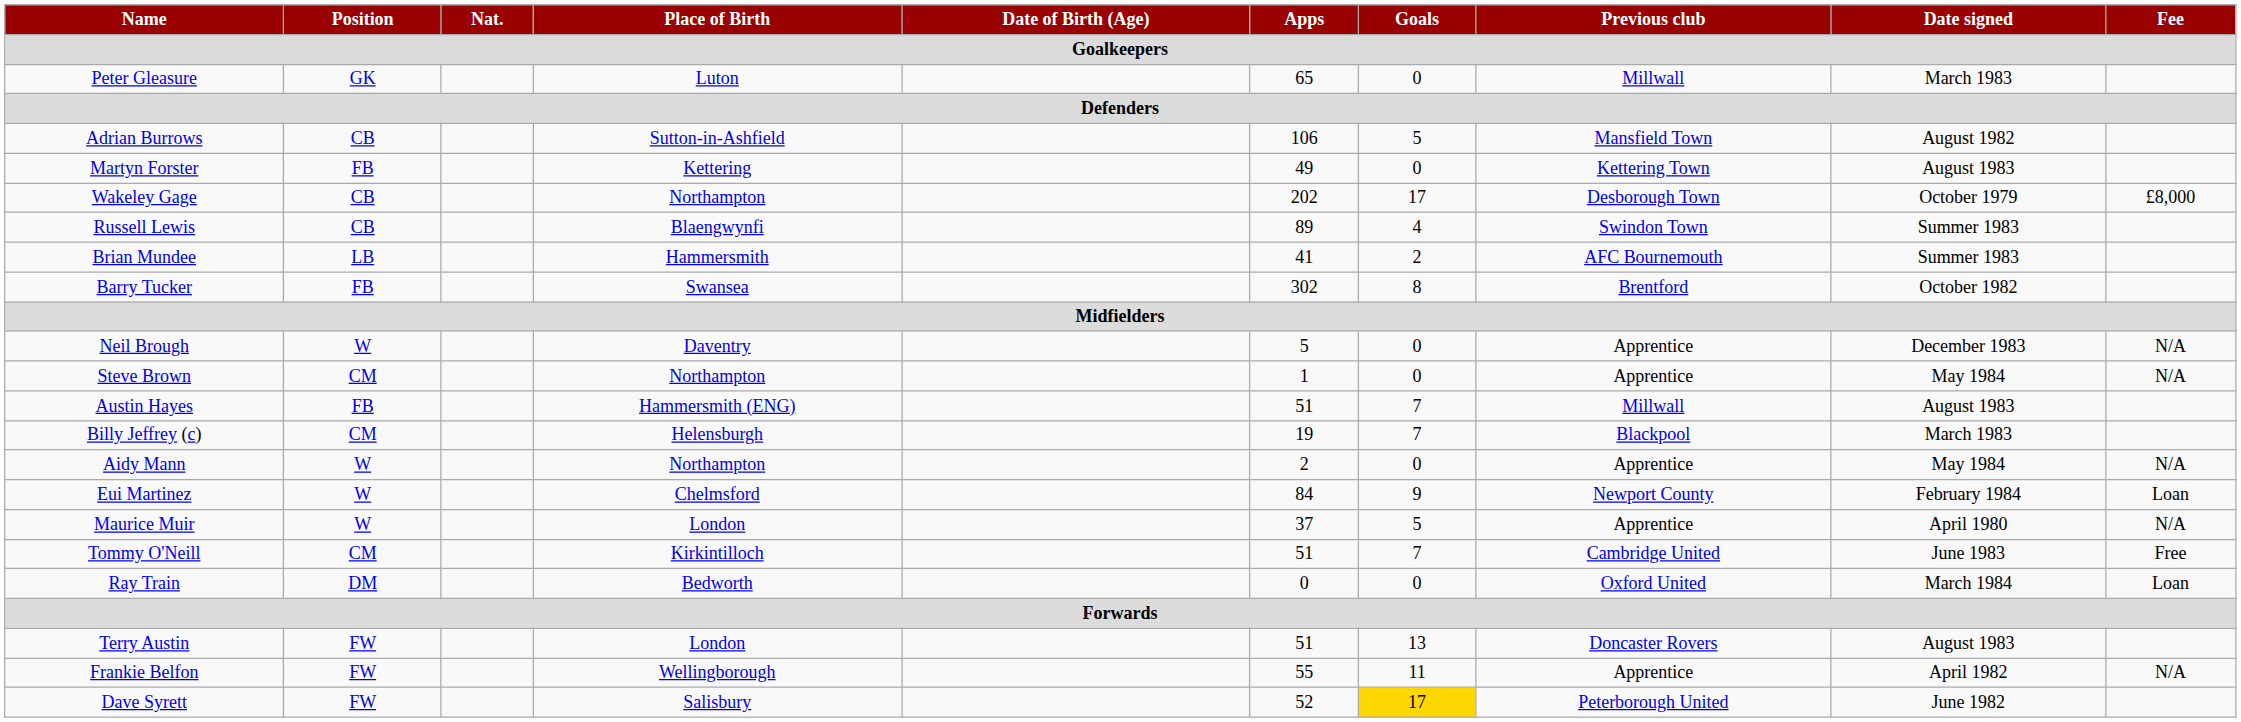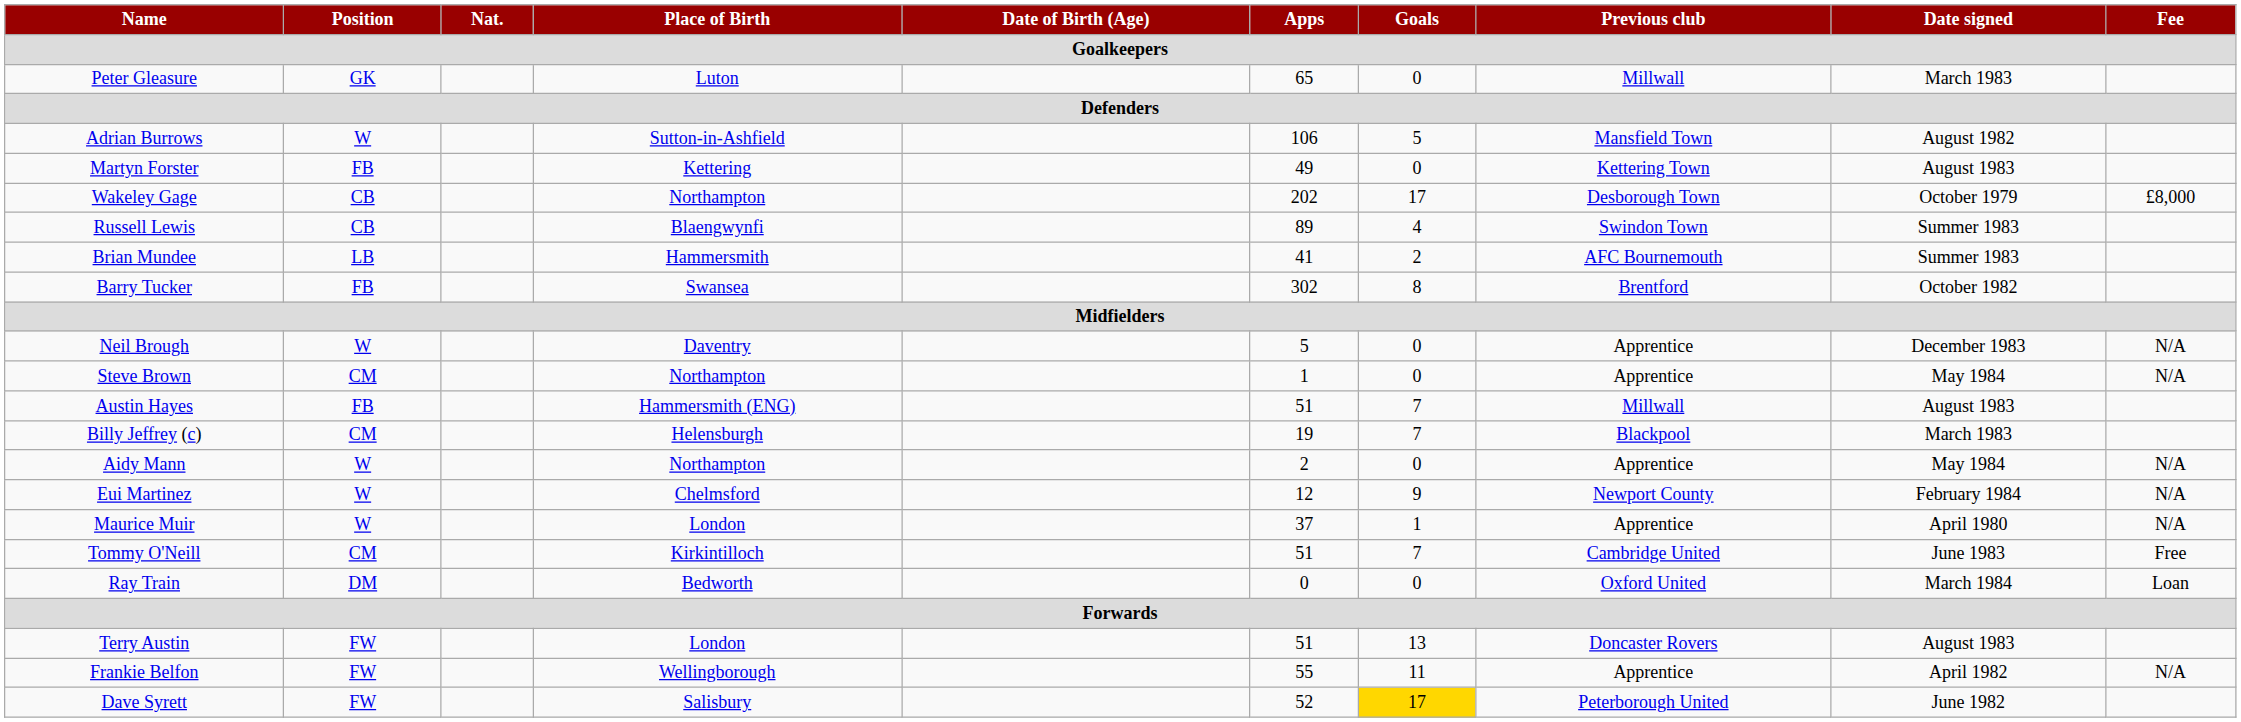(363, 138) CB -> (363, 138) W
(1304, 494) 84 -> (1304, 494) 12
(2171, 494) Loan -> (2171, 494) N/A
(1417, 524) 5 -> (1417, 524) 1
